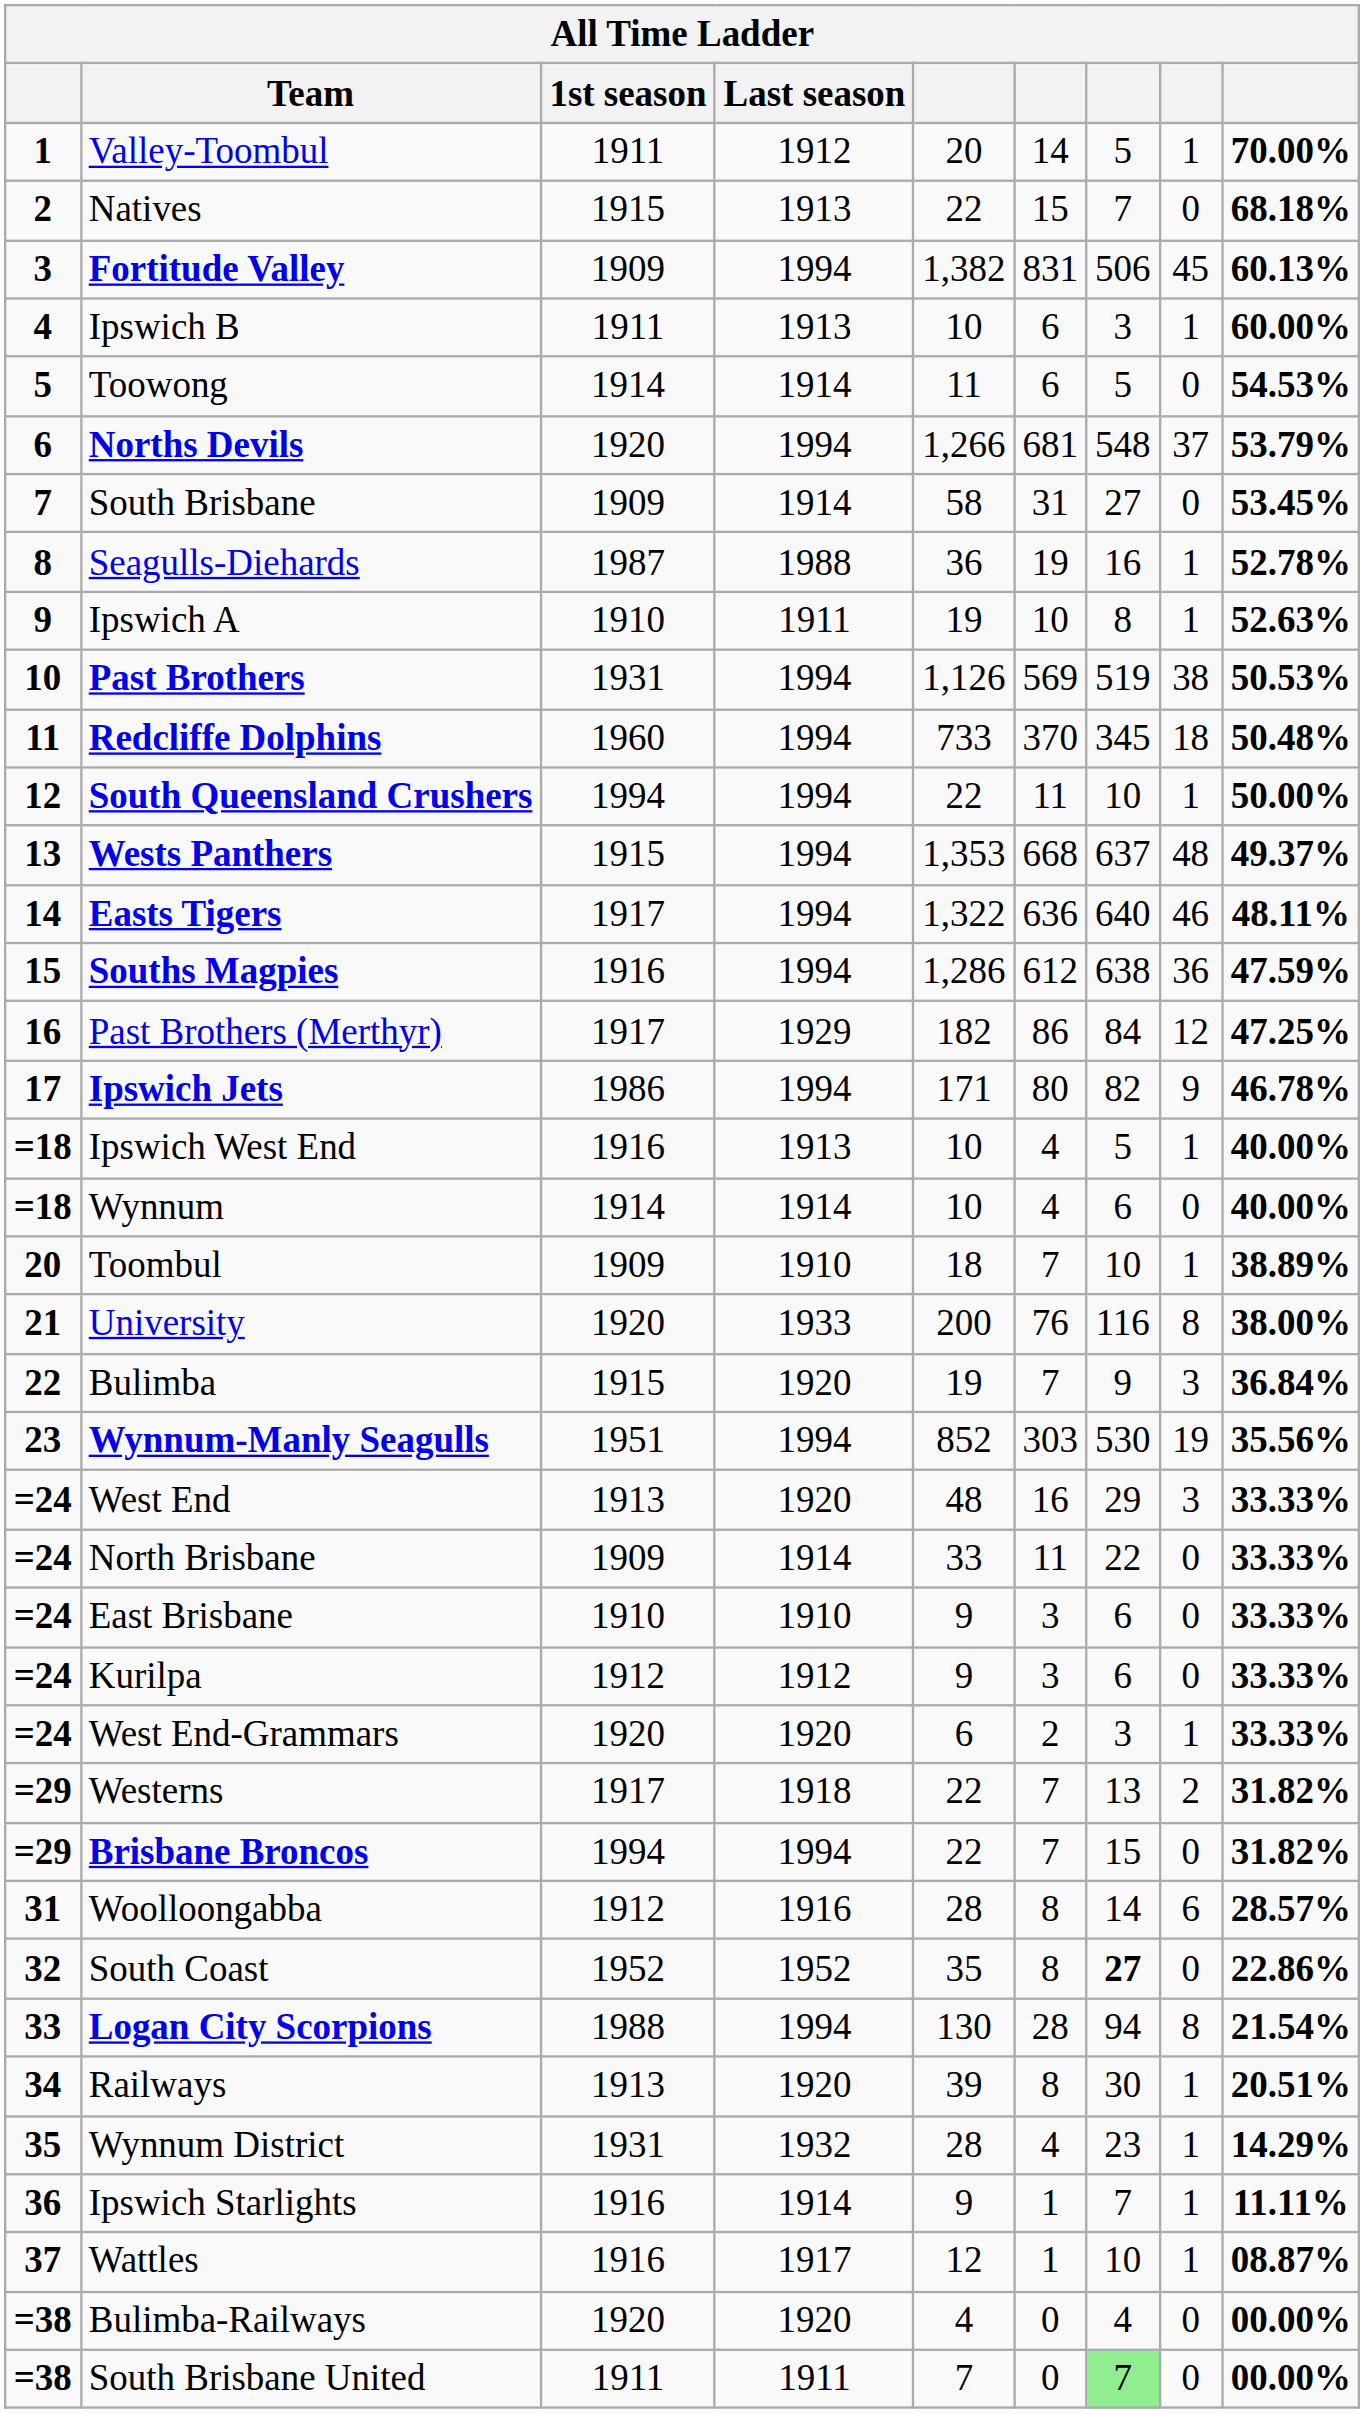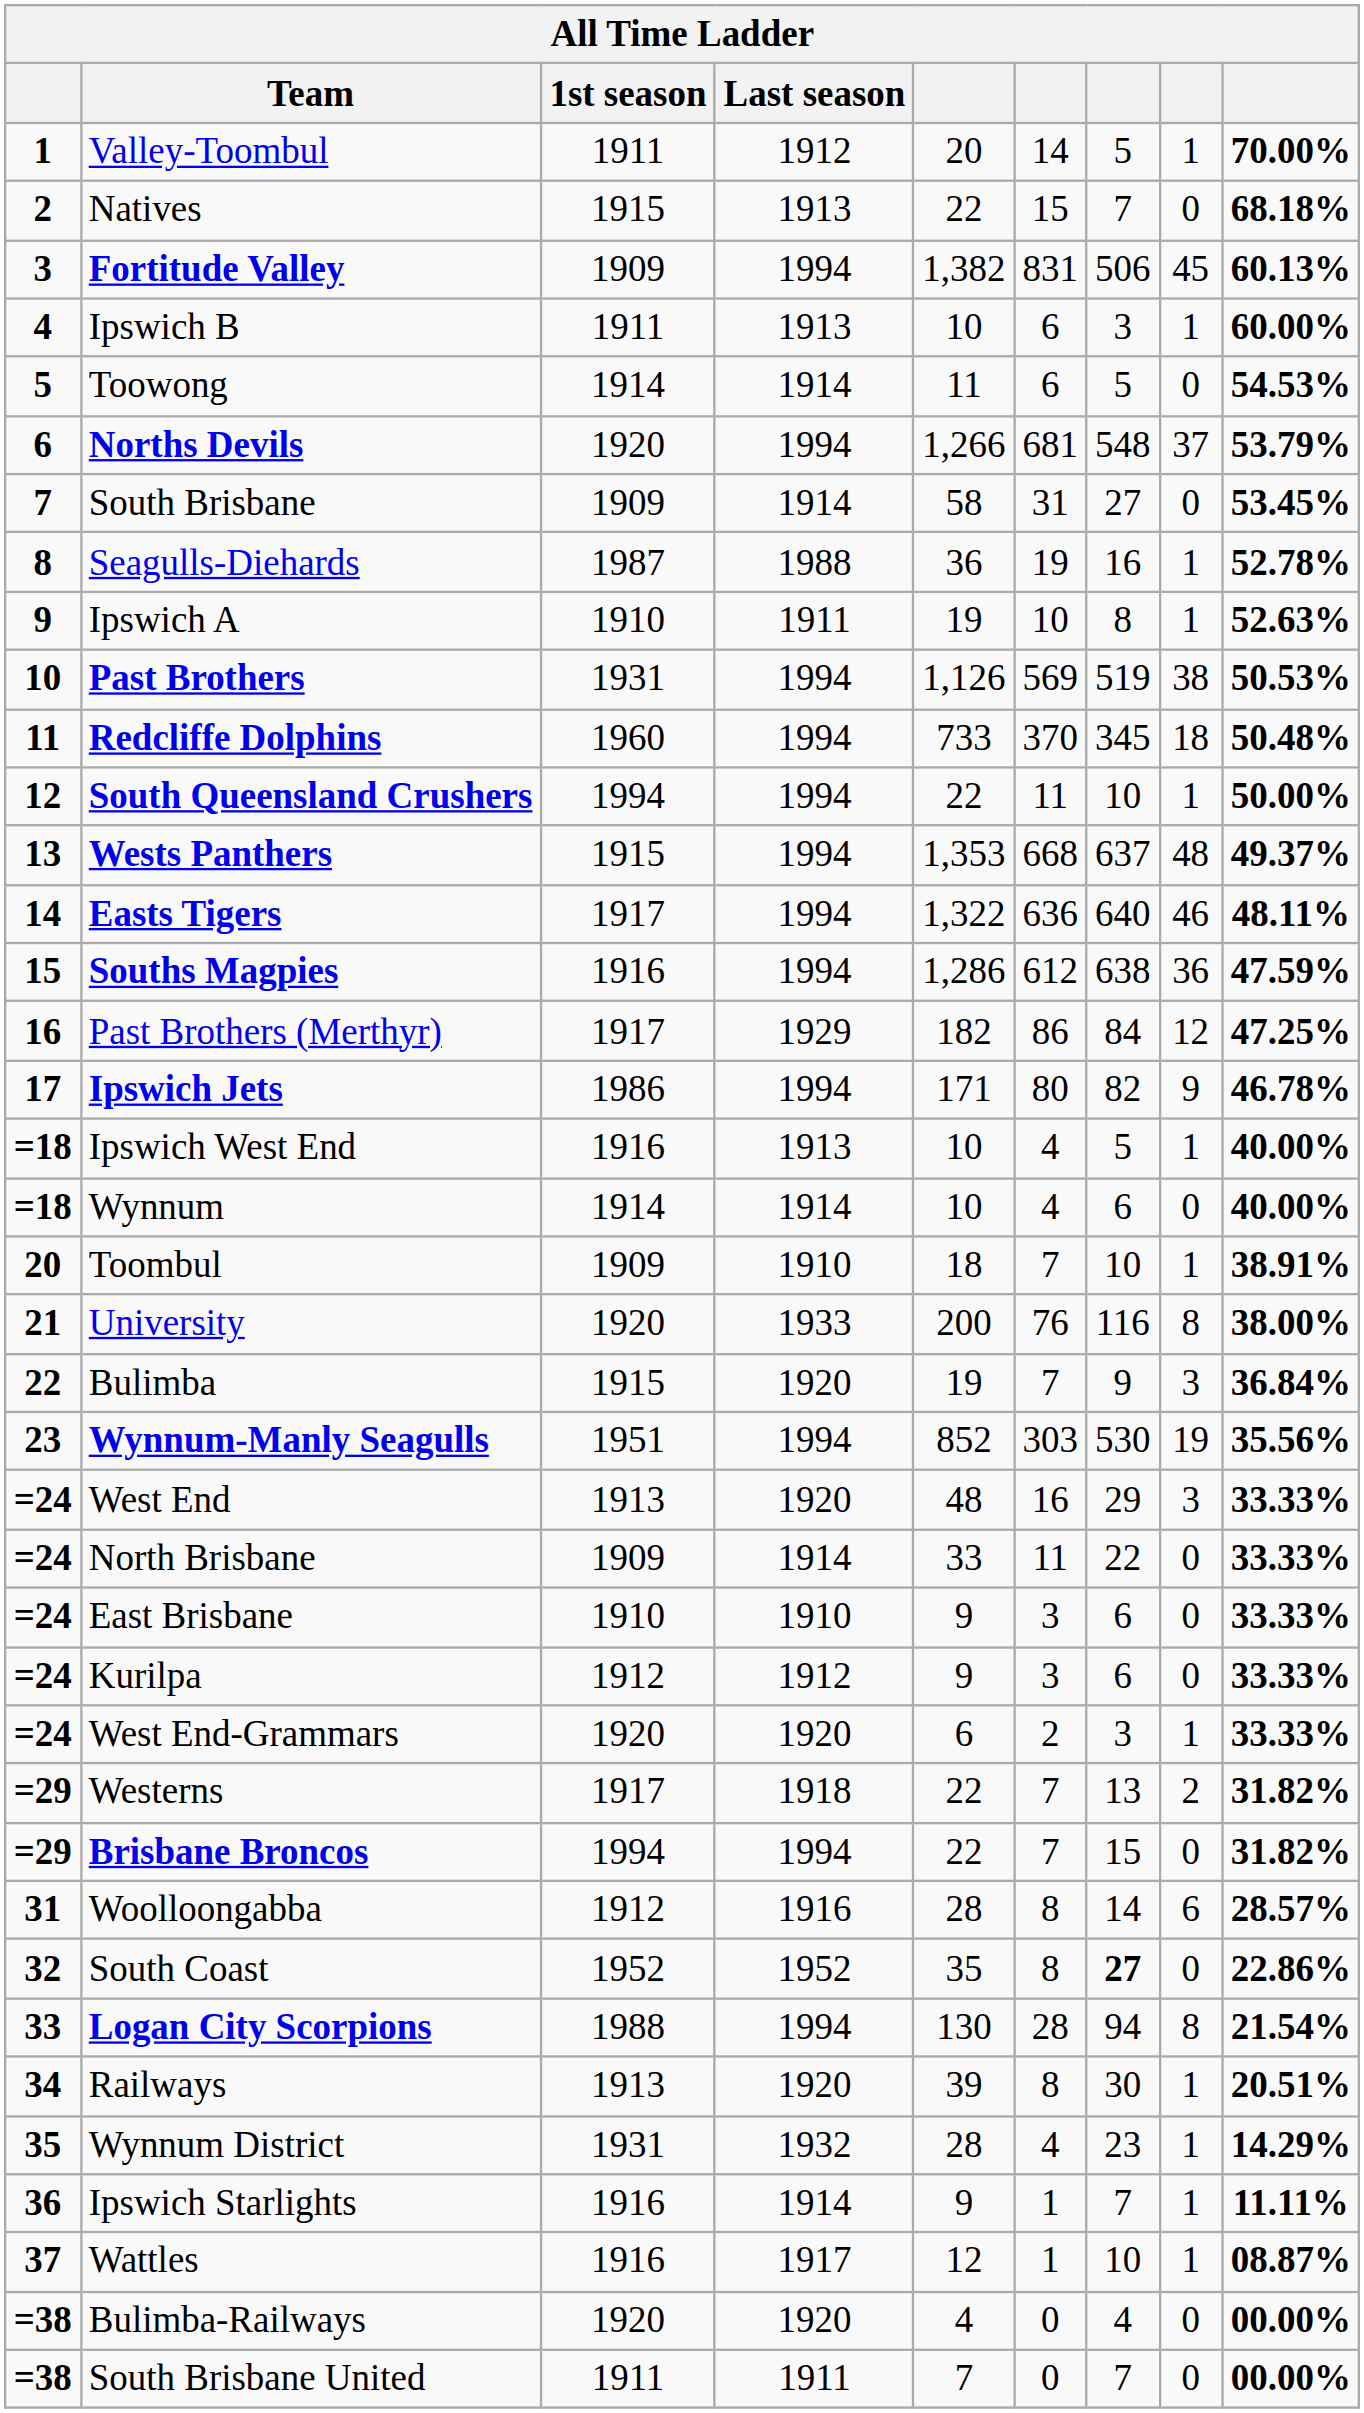(1291, 1264) 38.89% -> (1291, 1264) 38.91%
(1123, 2378) lightgreen background -> (1123, 2378) no background
